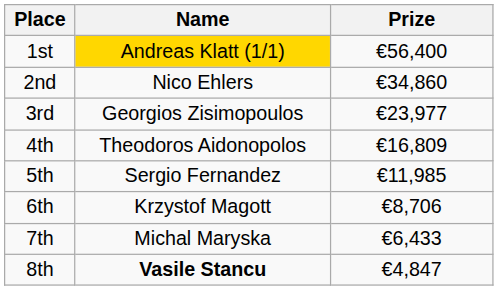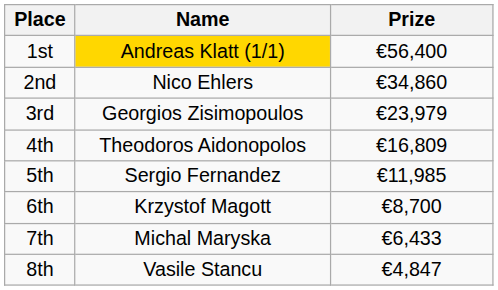(412, 113) €23,977 -> (412, 113) €23,979
(412, 207) €8,706 -> (412, 207) €8,700
(203, 269) bold -> (203, 269) normal
